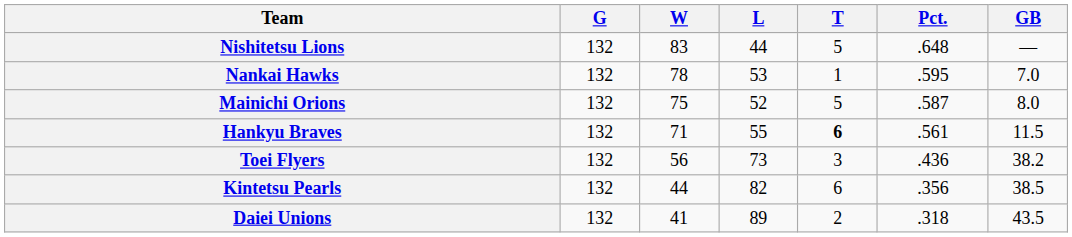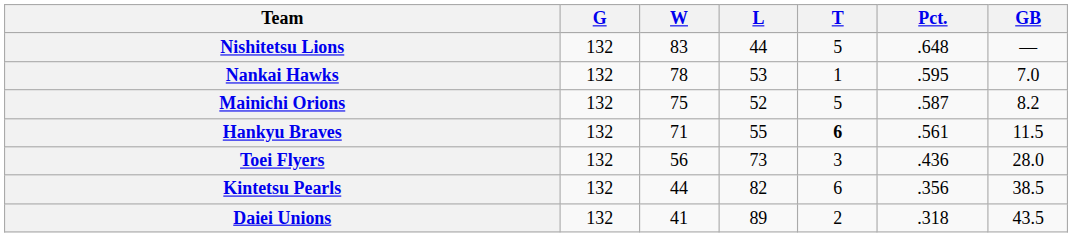(1028, 103) 8.0 -> (1028, 103) 8.2
(1028, 160) 38.2 -> (1028, 160) 28.0
